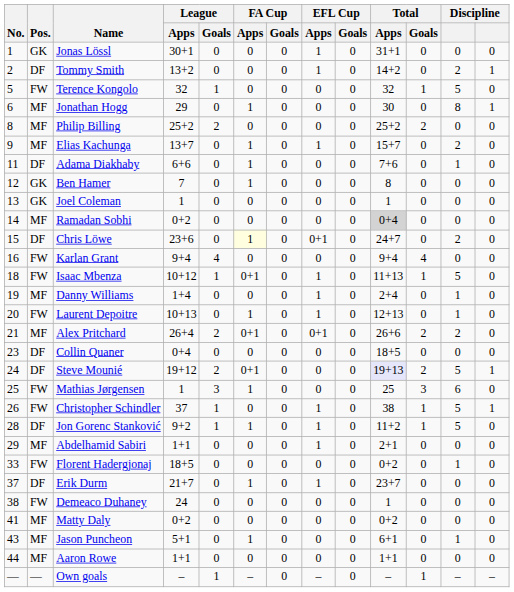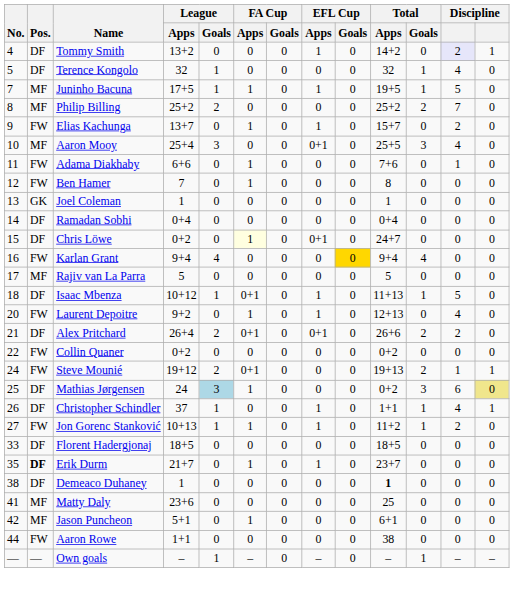- row: (84, 51)
(10, 70) 2 -> (10, 51) 4
(458, 70) no background -> (458, 51) lavender background
(39, 88) FW -> (38, 70) DF
(458, 88) 5 -> (458, 70) 4
- row: (92, 107)
+ row: (94, 88)
(458, 126) 0 -> (458, 107) 7
(39, 145) MF -> (39, 126) FW
+ row: (87, 145)
(38, 164) DF -> (39, 164) FW
(39, 182) GK -> (39, 182) FW
(39, 220) MF -> (38, 220) DF
(181, 220) 0+2 -> (181, 220) 0+4
(388, 220) lightgrey background -> (388, 220) no background
(181, 239) 23+6 -> (181, 239) 0+2
(458, 239) 2 -> (458, 239) 0
(353, 257) no background -> (353, 257) gold background
+ row: (101, 276)
(39, 276) FW -> (38, 295) DF
- row: (95, 295)
(181, 314) 10+13 -> (181, 314) 9+2
(458, 314) 1 -> (458, 314) 4
(39, 333) MF -> (38, 333) DF
(13, 351) 23 -> (13, 351) 22
(38, 351) DF -> (39, 351) FW
(181, 351) 0+4 -> (181, 351) 0+2
(388, 351) 18+5 -> (388, 351) 0+2
(38, 370) DF -> (39, 370) FW
(388, 370) lavender background -> (388, 370) no background
(458, 370) 5 -> (458, 370) 1
(39, 389) FW -> (38, 389) DF
(181, 389) 1 -> (181, 389) 24
(216, 389) no background -> (216, 389) lightblue background
(388, 389) 25 -> (388, 389) 0+2
(492, 389) no background -> (492, 389) khaki background
(39, 408) FW -> (38, 408) DF
(388, 408) 38 -> (388, 408) 1+1
(458, 408) 5 -> (458, 408) 4
(13, 426) 28 -> (13, 426) 27
(38, 426) DF -> (39, 426) FW
(181, 426) 9+2 -> (181, 426) 10+13
(458, 426) 5 -> (458, 426) 2
- row: (101, 445)
(39, 464) FW -> (38, 445) DF
(388, 464) 0+2 -> (388, 445) 18+5
(458, 464) 1 -> (458, 445) 0
(13, 483) 37 -> (13, 464) 35
(38, 483) normal -> (38, 464) bold
(39, 502) FW -> (38, 483) DF
(181, 502) 24 -> (181, 483) 1
(388, 502) normal -> (388, 483) bold
(181, 520) 0+2 -> (181, 502) 23+6
(388, 520) 0+2 -> (388, 502) 25
(13, 539) 43 -> (13, 520) 42
(458, 539) 1 -> (458, 520) 0
(39, 558) MF -> (39, 539) FW
(388, 558) 1+1 -> (388, 539) 38
